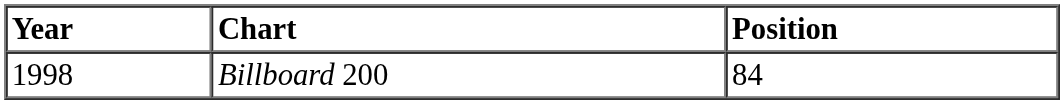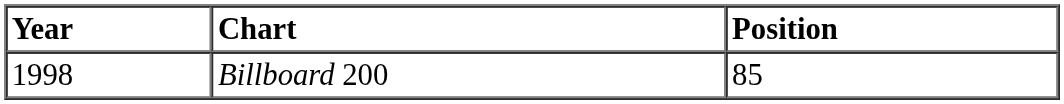(747, 74) 84 -> (747, 74) 85
